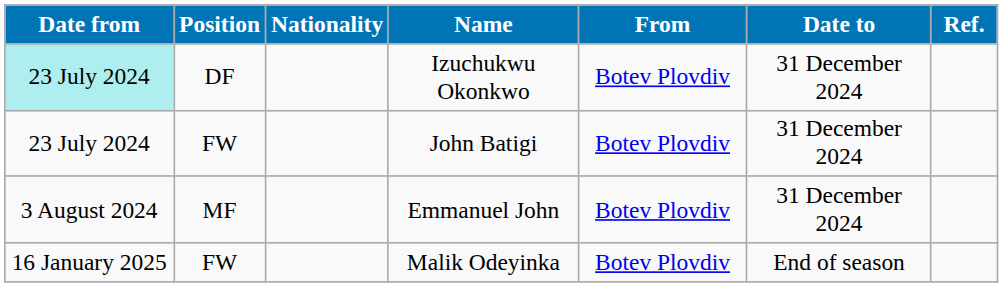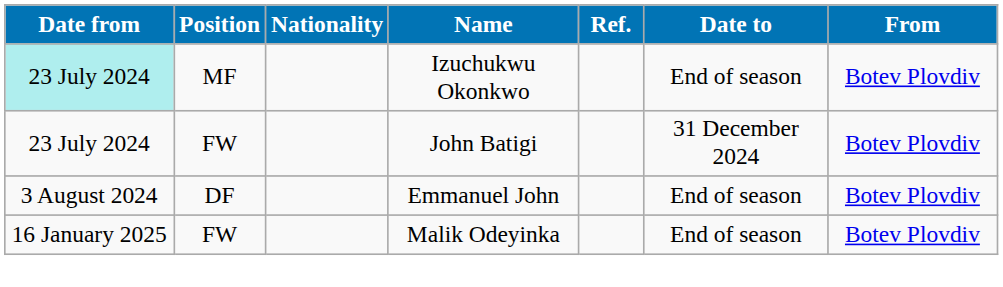columns swapped: (663, 24) <-> (964, 24)
(220, 76) DF -> (220, 76) MF
(839, 76) 31 December 2024 -> (736, 76) End of season
(220, 209) MF -> (220, 195) DF
(839, 209) 31 December 2024 -> (736, 195) End of season
